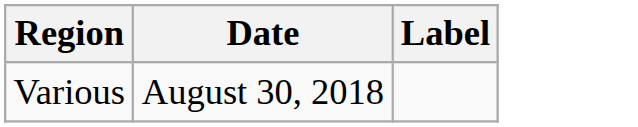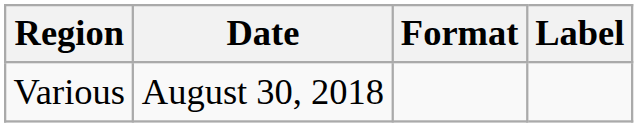+ column: (460, 33)
